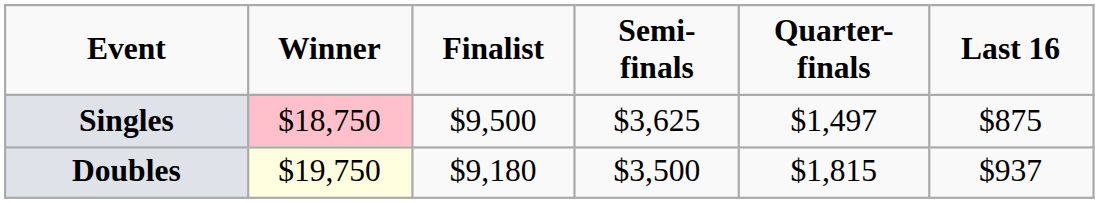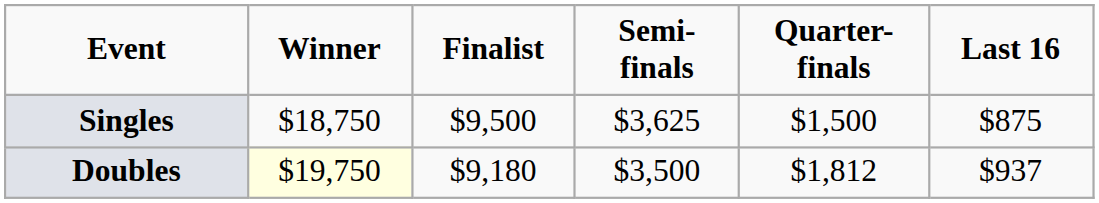(329, 120) pink background -> (329, 120) no background
(834, 120) $1,497 -> (834, 120) $1,500
(834, 172) $1,815 -> (834, 172) $1,812
